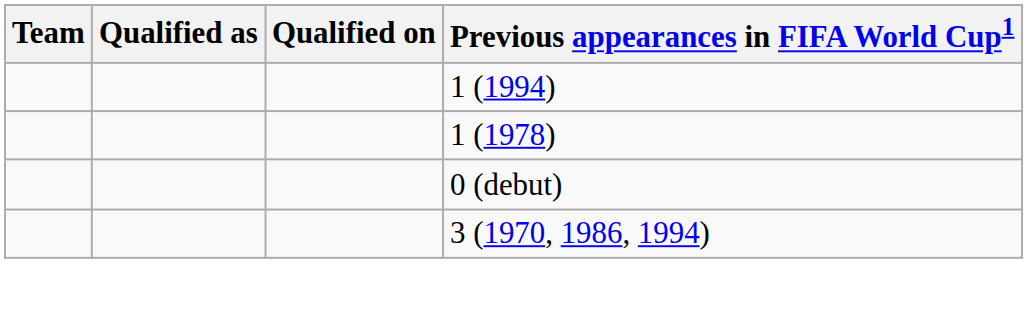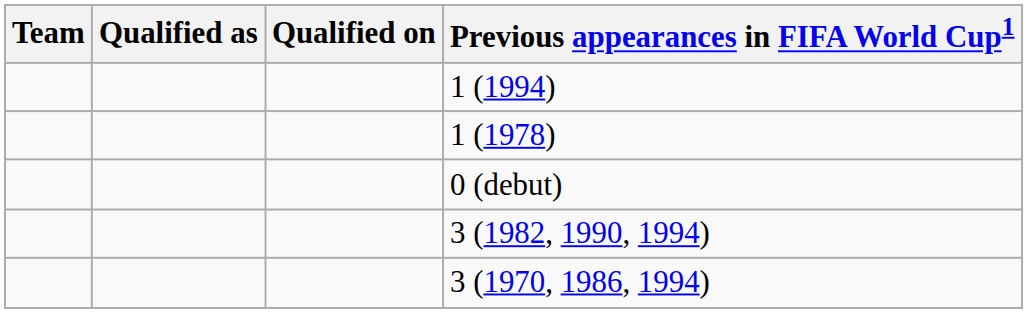+ row: (580, 233)
